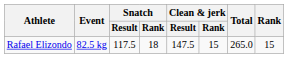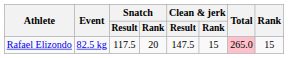(153, 45) 18 -> (153, 45) 20
(242, 45) no background -> (242, 45) pink background
